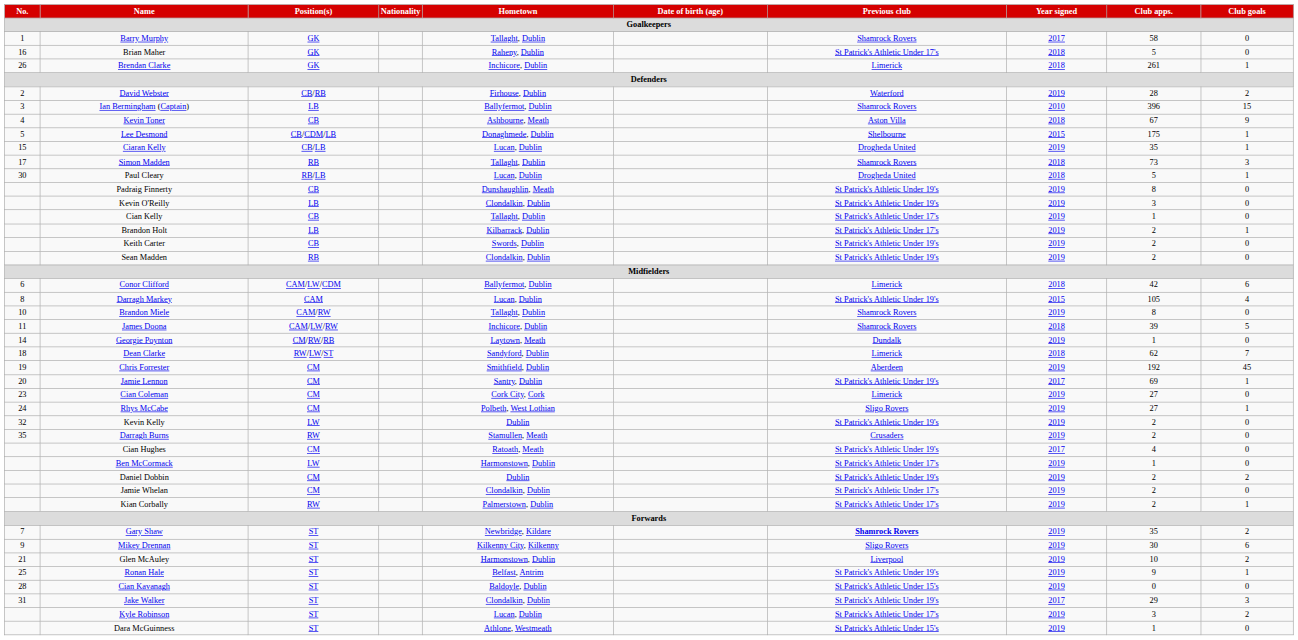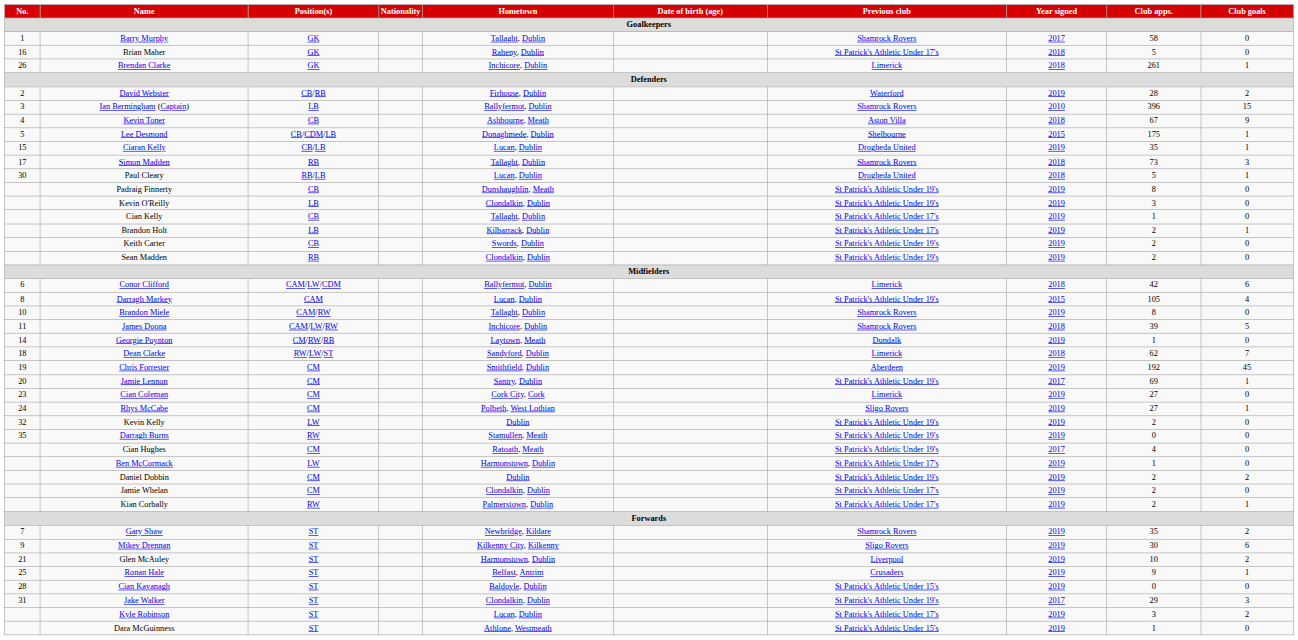(887, 436) Crusaders -> (887, 436) St Patrick's Athletic Under 19's
(1154, 436) 2 -> (1154, 436) 0
(887, 532) bold -> (887, 532) normal
(887, 573) St Patrick's Athletic Under 19's -> (887, 573) Crusaders
